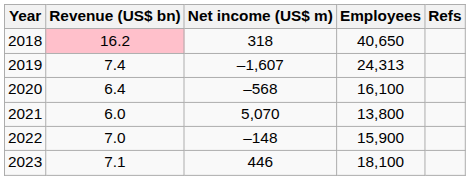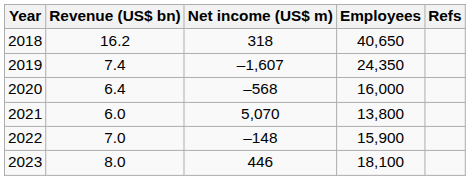(115, 41) pink background -> (115, 41) no background
(381, 65) 24,313 -> (381, 65) 24,350
(381, 89) 16,100 -> (381, 89) 16,000
(115, 162) 7.1 -> (115, 162) 8.0
